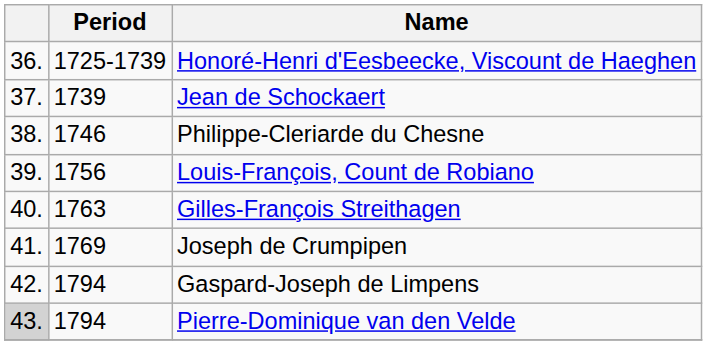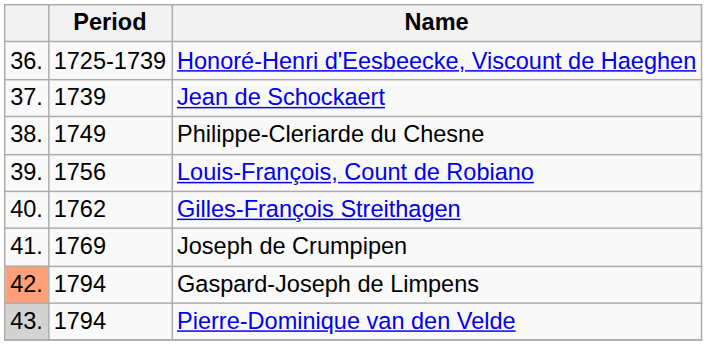(80, 135) 1746 -> (80, 135) 1749
(80, 209) 1763 -> (80, 209) 1762
(27, 284) no background -> (27, 284) lightsalmon background
